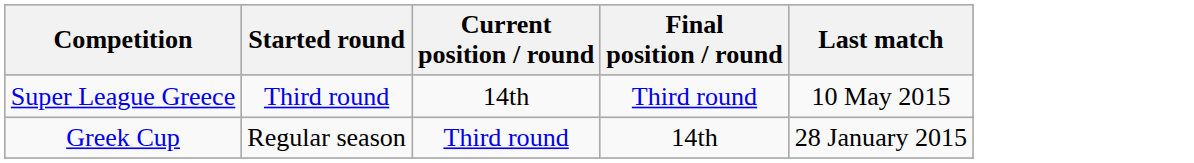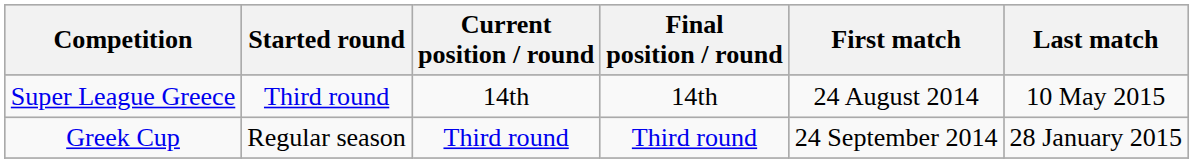+ column: (896, 39)
(695, 95) Third round -> (695, 95) 14th
(695, 137) 14th -> (695, 137) Third round
